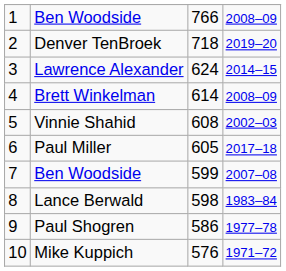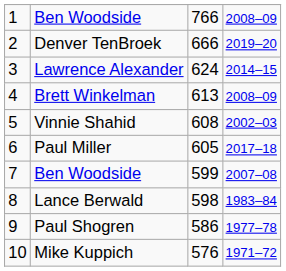(205, 43) 718 -> (205, 43) 666
(205, 95) 614 -> (205, 95) 613
